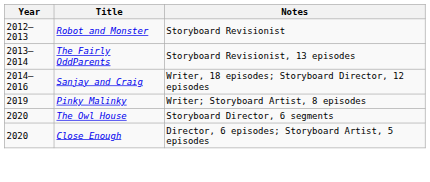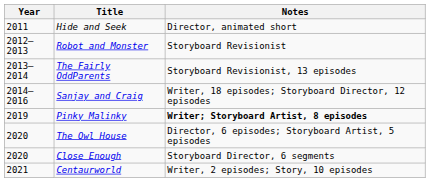+ row: (91, 26)
(266, 101) normal -> (267, 116) bold
(250, 116) Storyboard Director, 6 segments -> (281, 136) Director, 6 episodes; Storyboard Artist, 5 episodes
(280, 136) Director, 6 episodes; Storyboard Artist, 5 episodes -> (251, 155) Storyboard Director, 6 segments
+ row: (89, 170)
